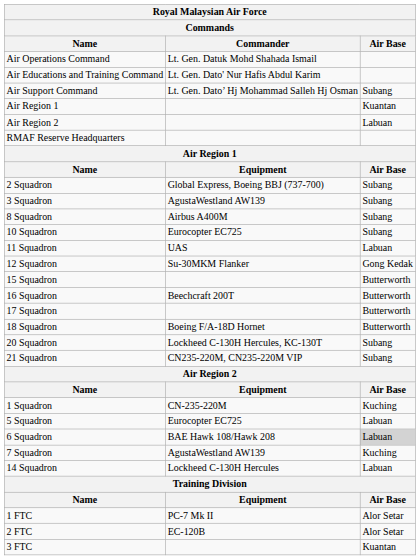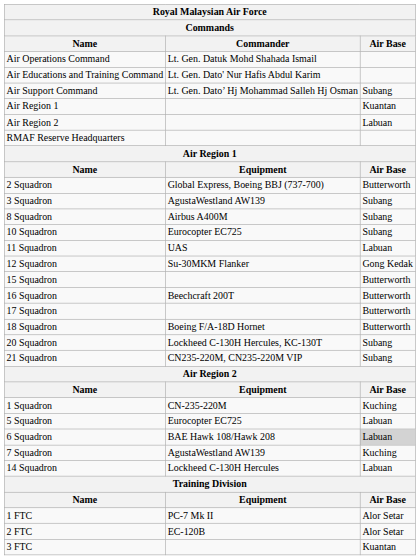(377, 185) Subang -> (386, 185) Butterworth
